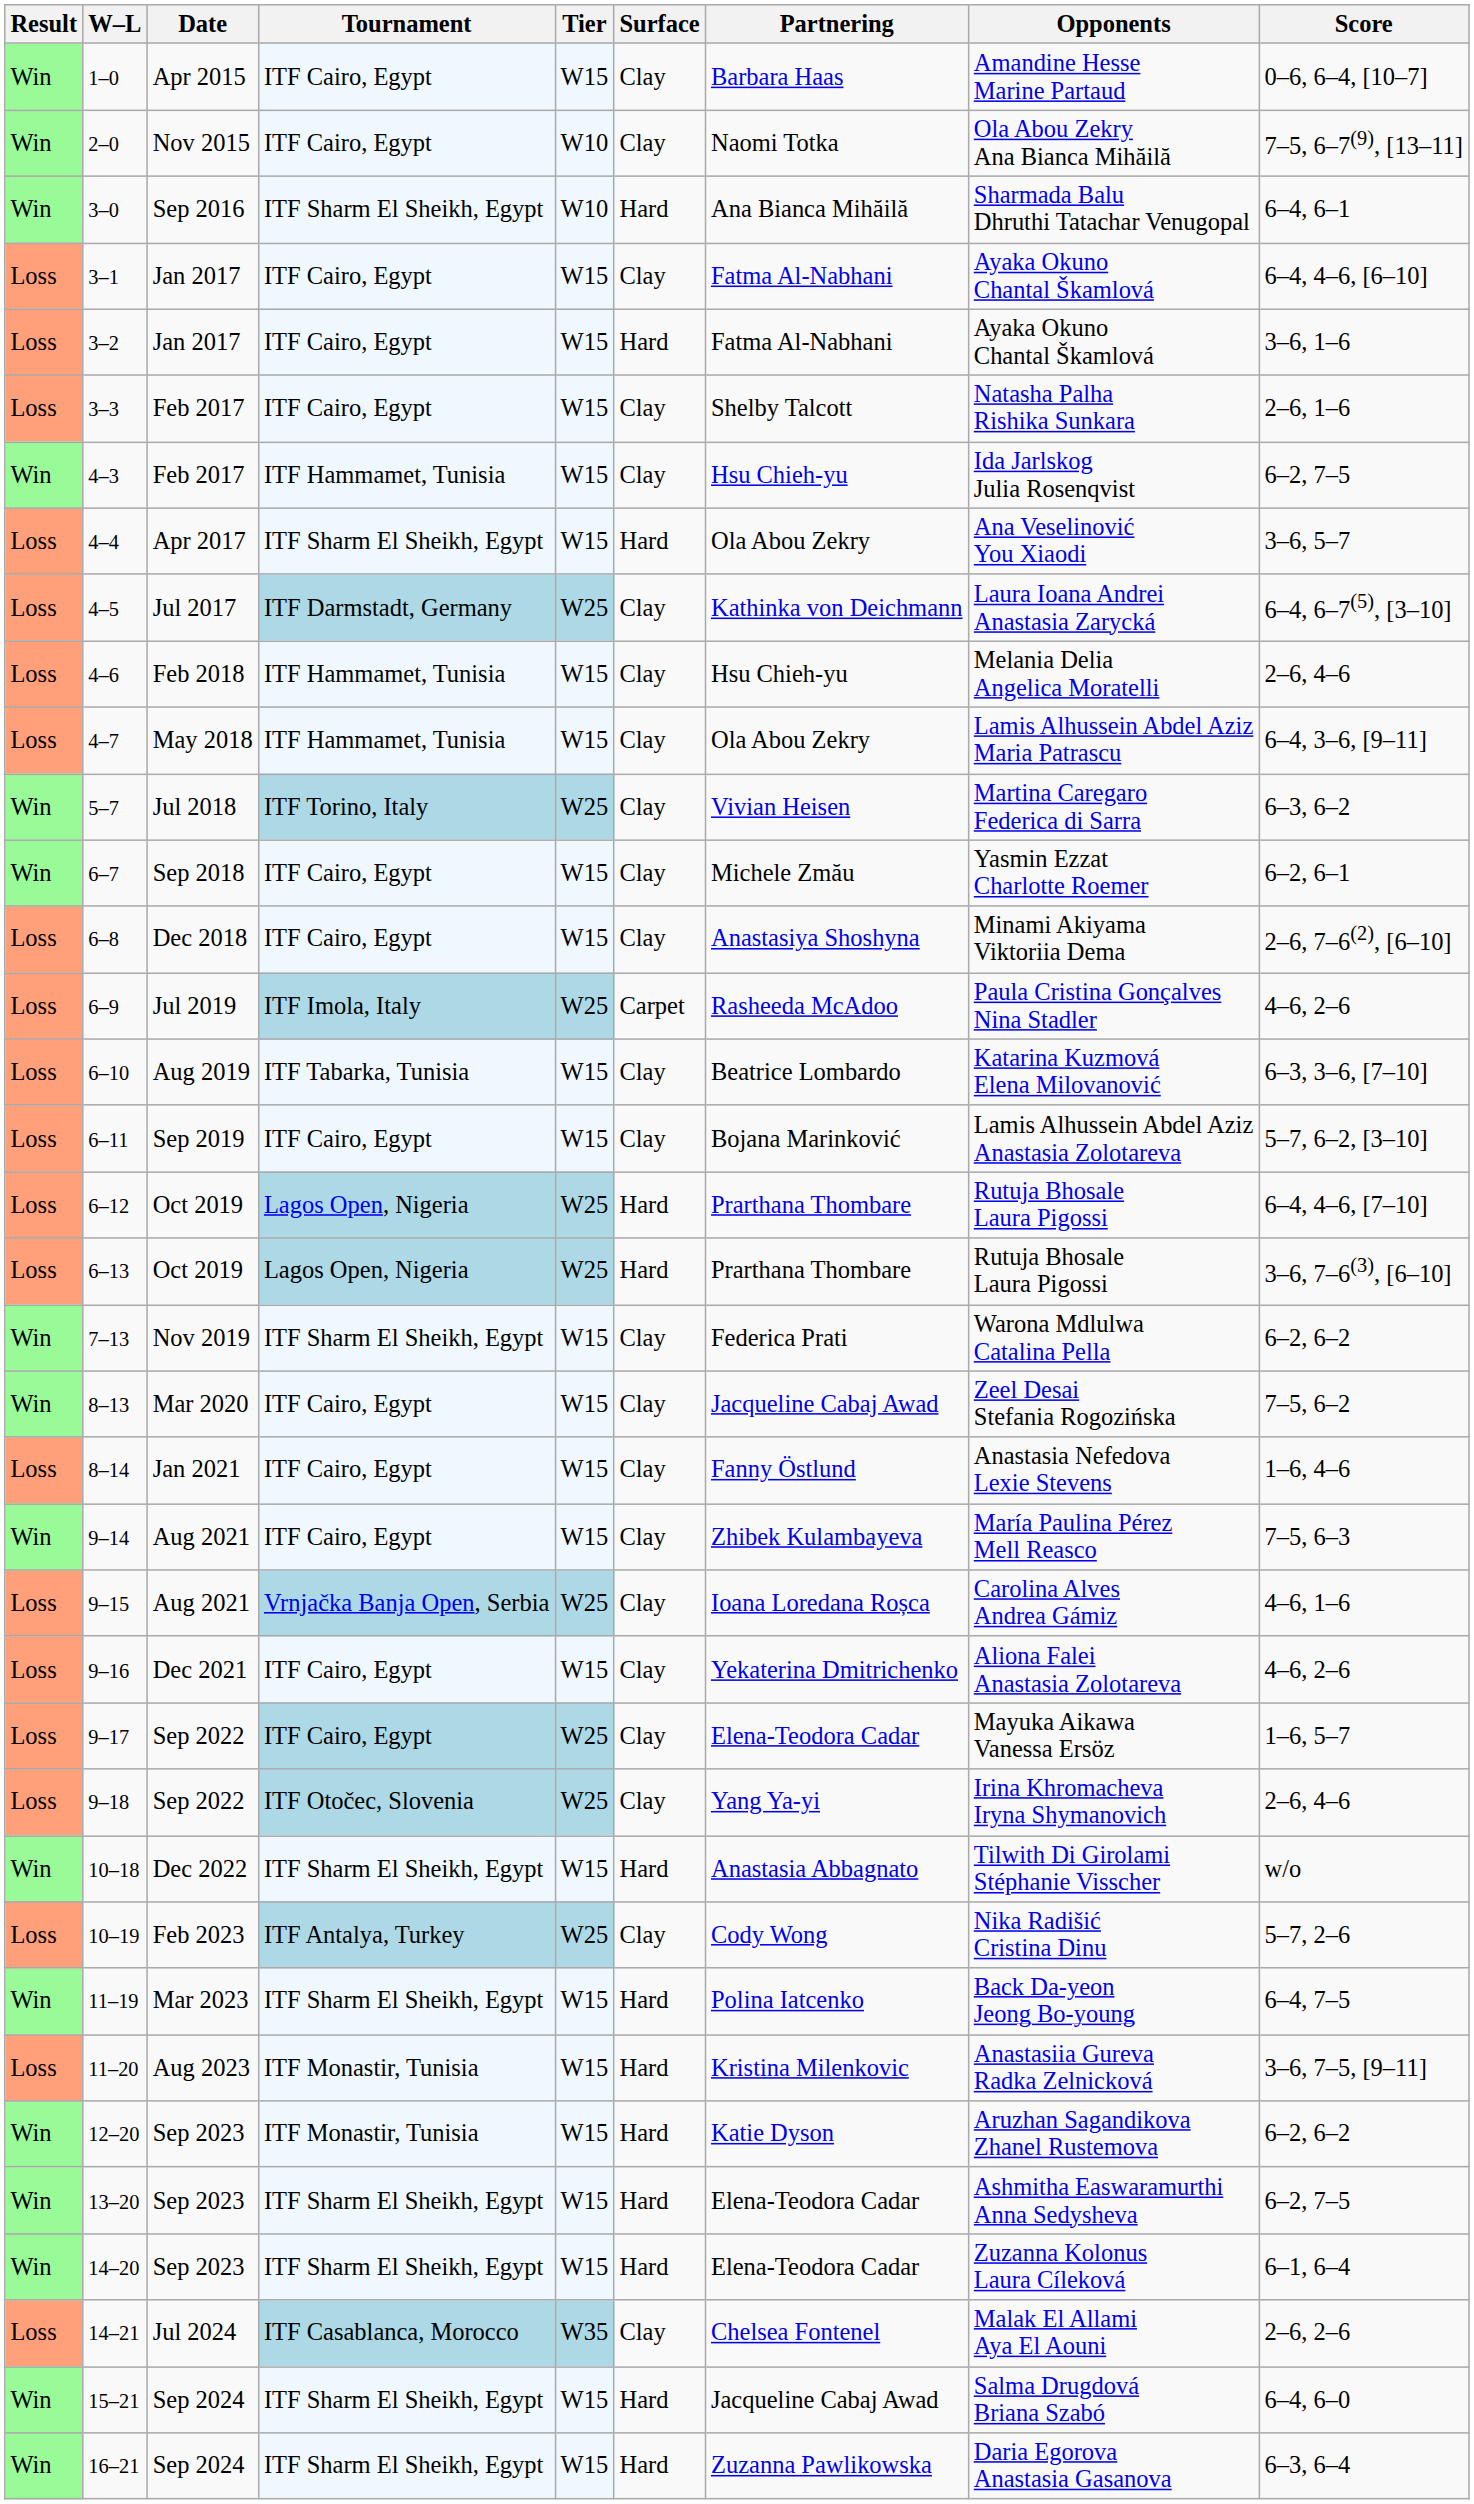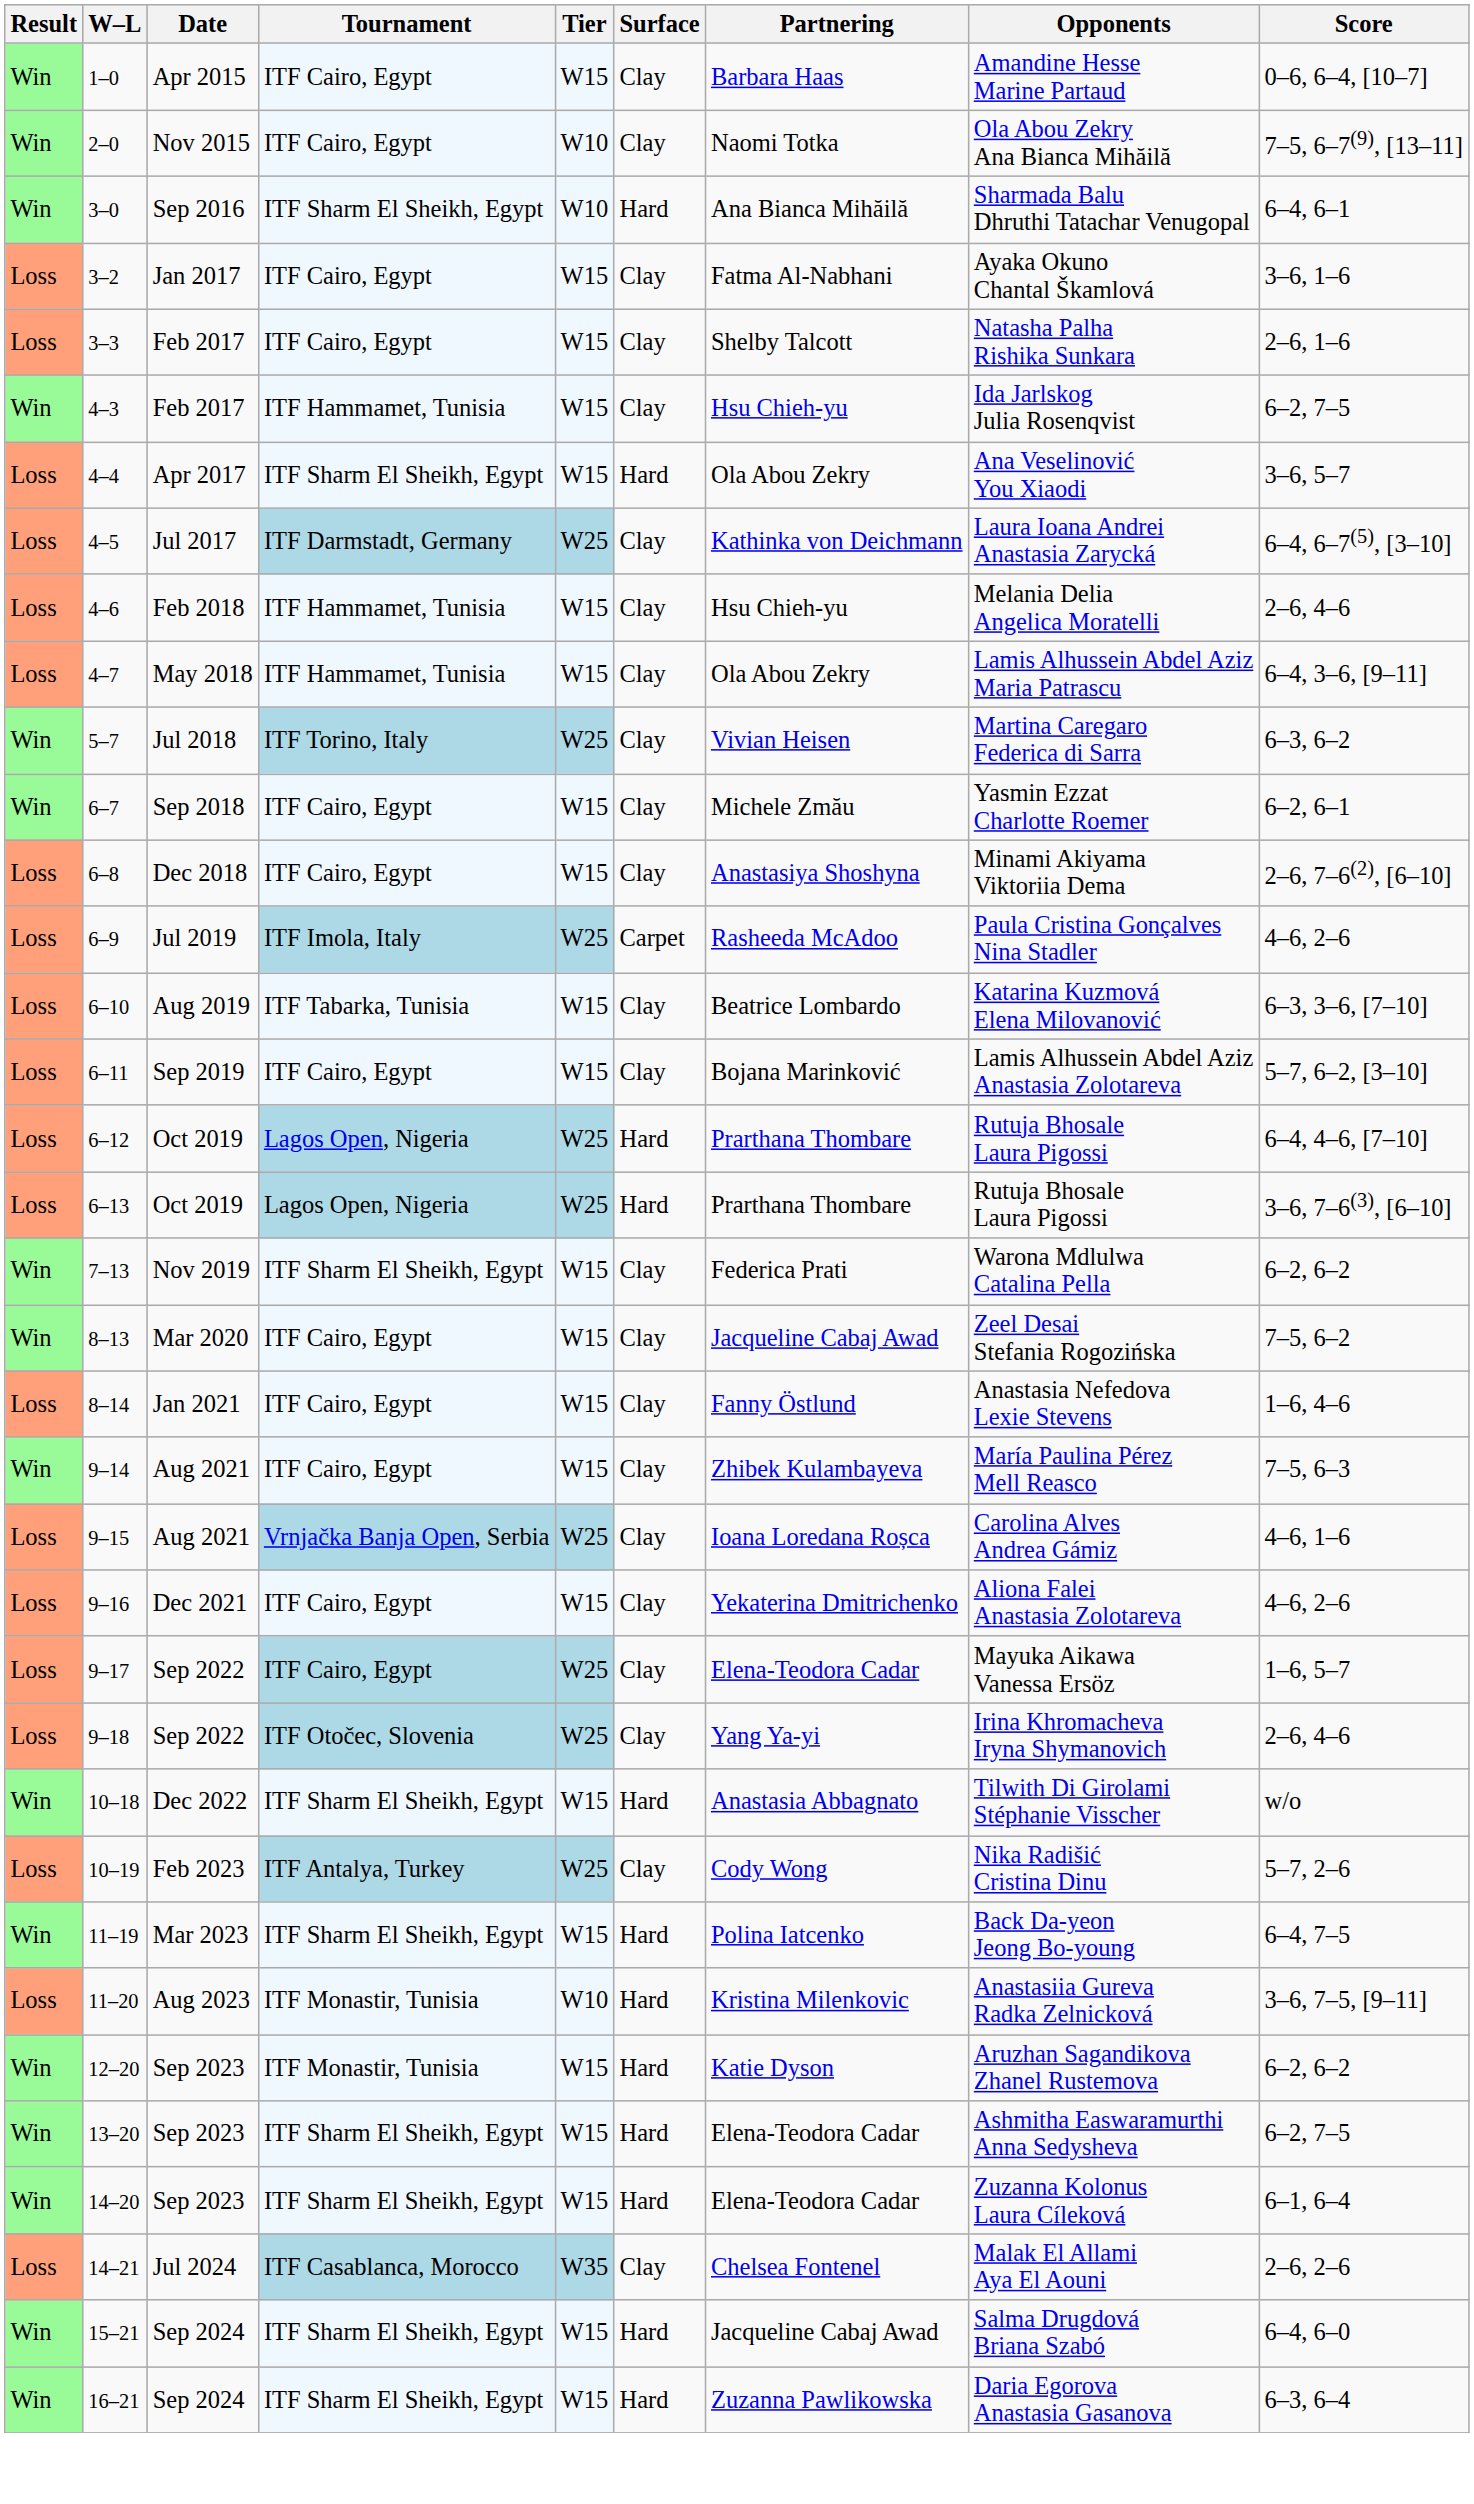- row: (104, 277)
(644, 341) Hard -> (643, 275) Clay
(584, 2067) W15 -> (584, 2001) W10
